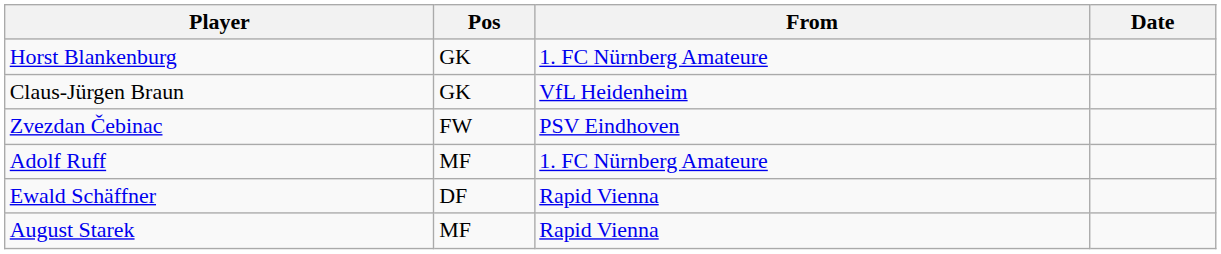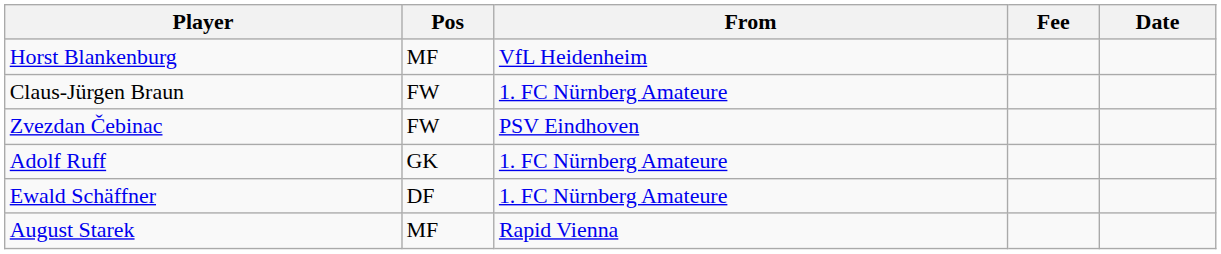+ column: (1053, 21)
(455, 56) GK -> (422, 56) MF
(654, 56) 1. FC Nürnberg Amateure -> (573, 56) VfL Heidenheim
(455, 91) GK -> (423, 91) FW
(613, 91) VfL Heidenheim -> (613, 91) 1. FC Nürnberg Amateure
(455, 160) MF -> (422, 160) GK
(599, 195) Rapid Vienna -> (613, 195) 1. FC Nürnberg Amateure
